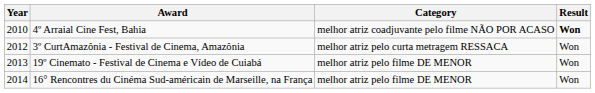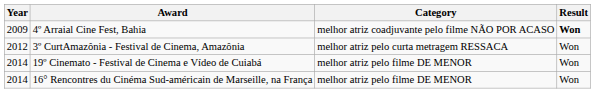(17, 29) 2010 -> (17, 29) 2009
(17, 63) 2013 -> (17, 63) 2014
